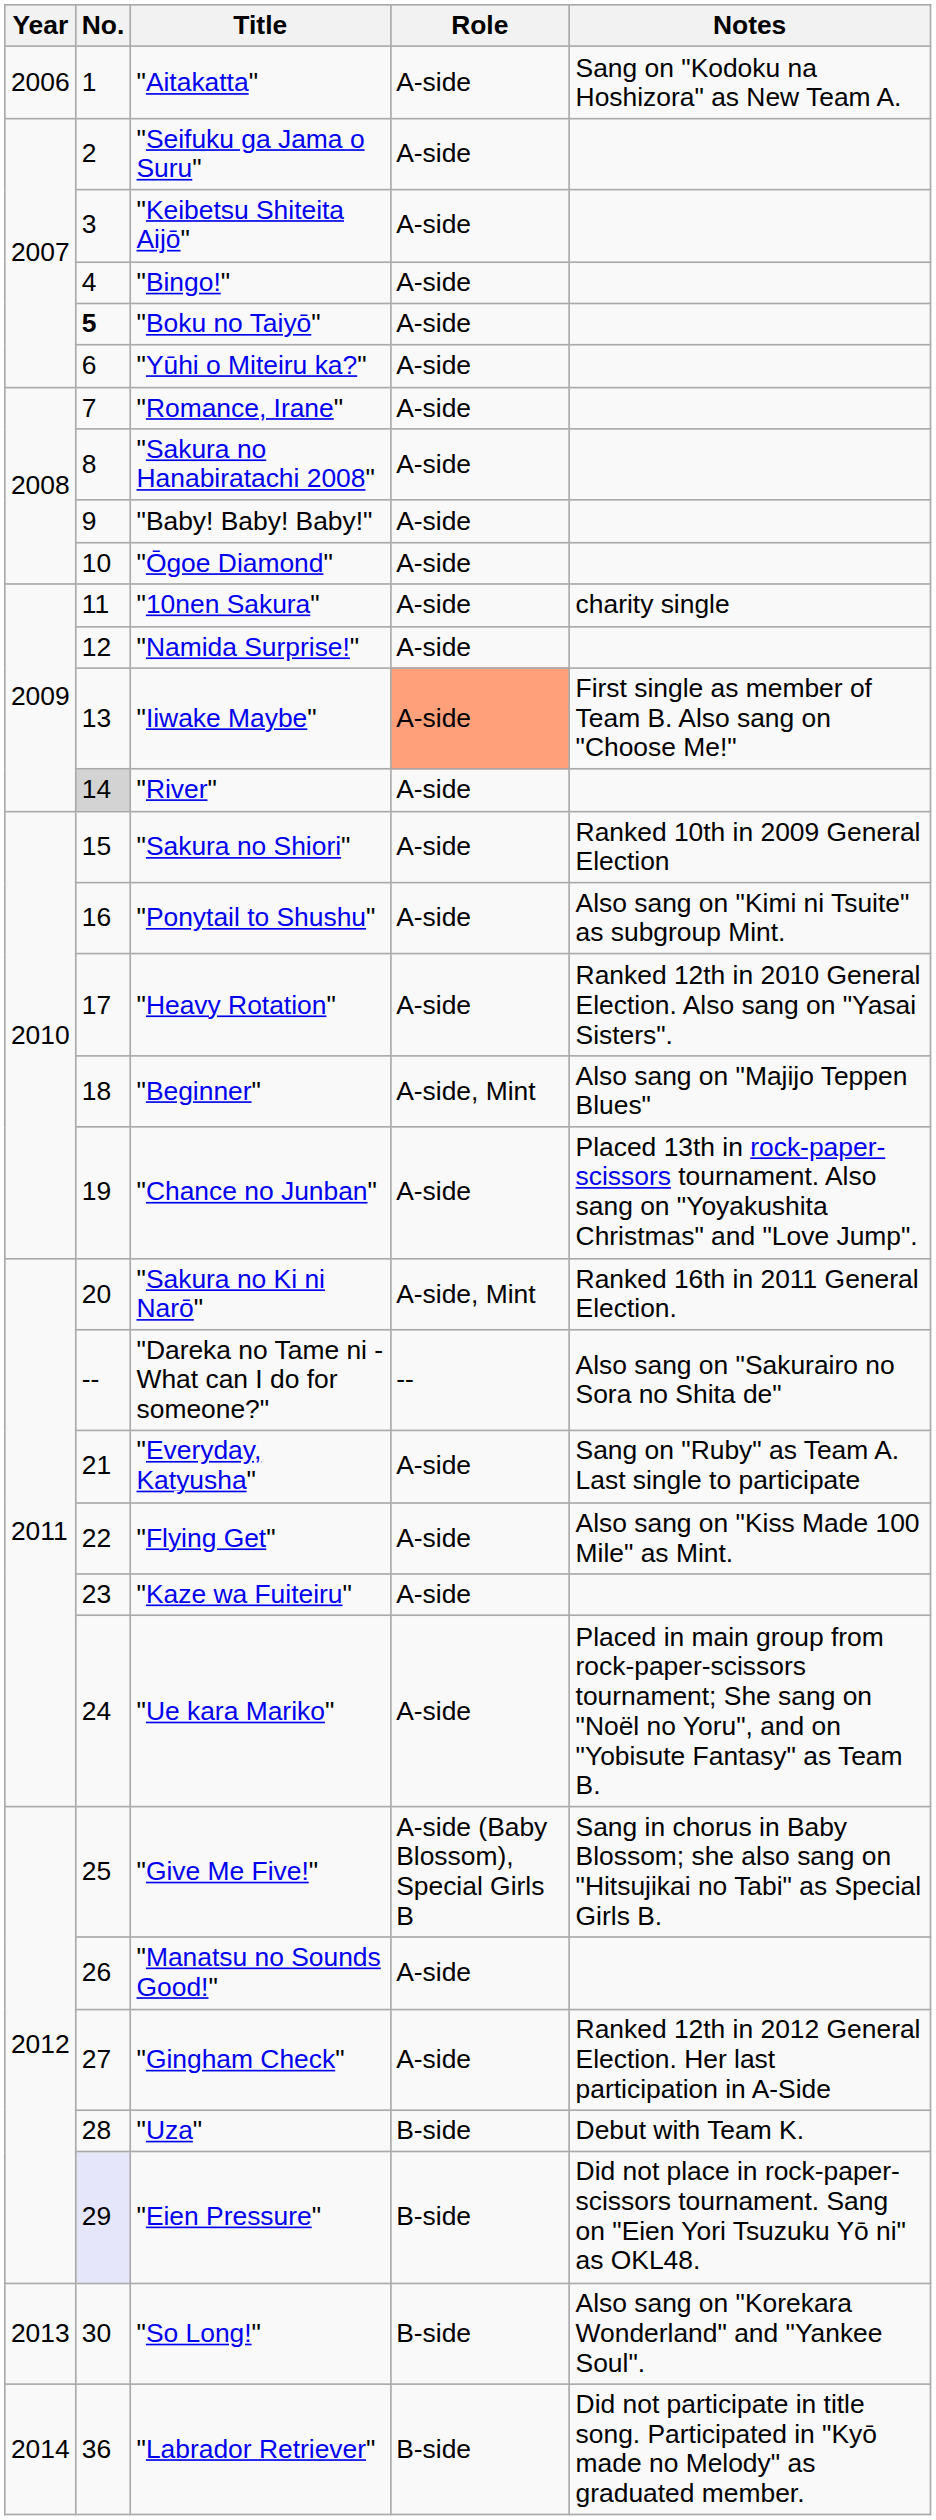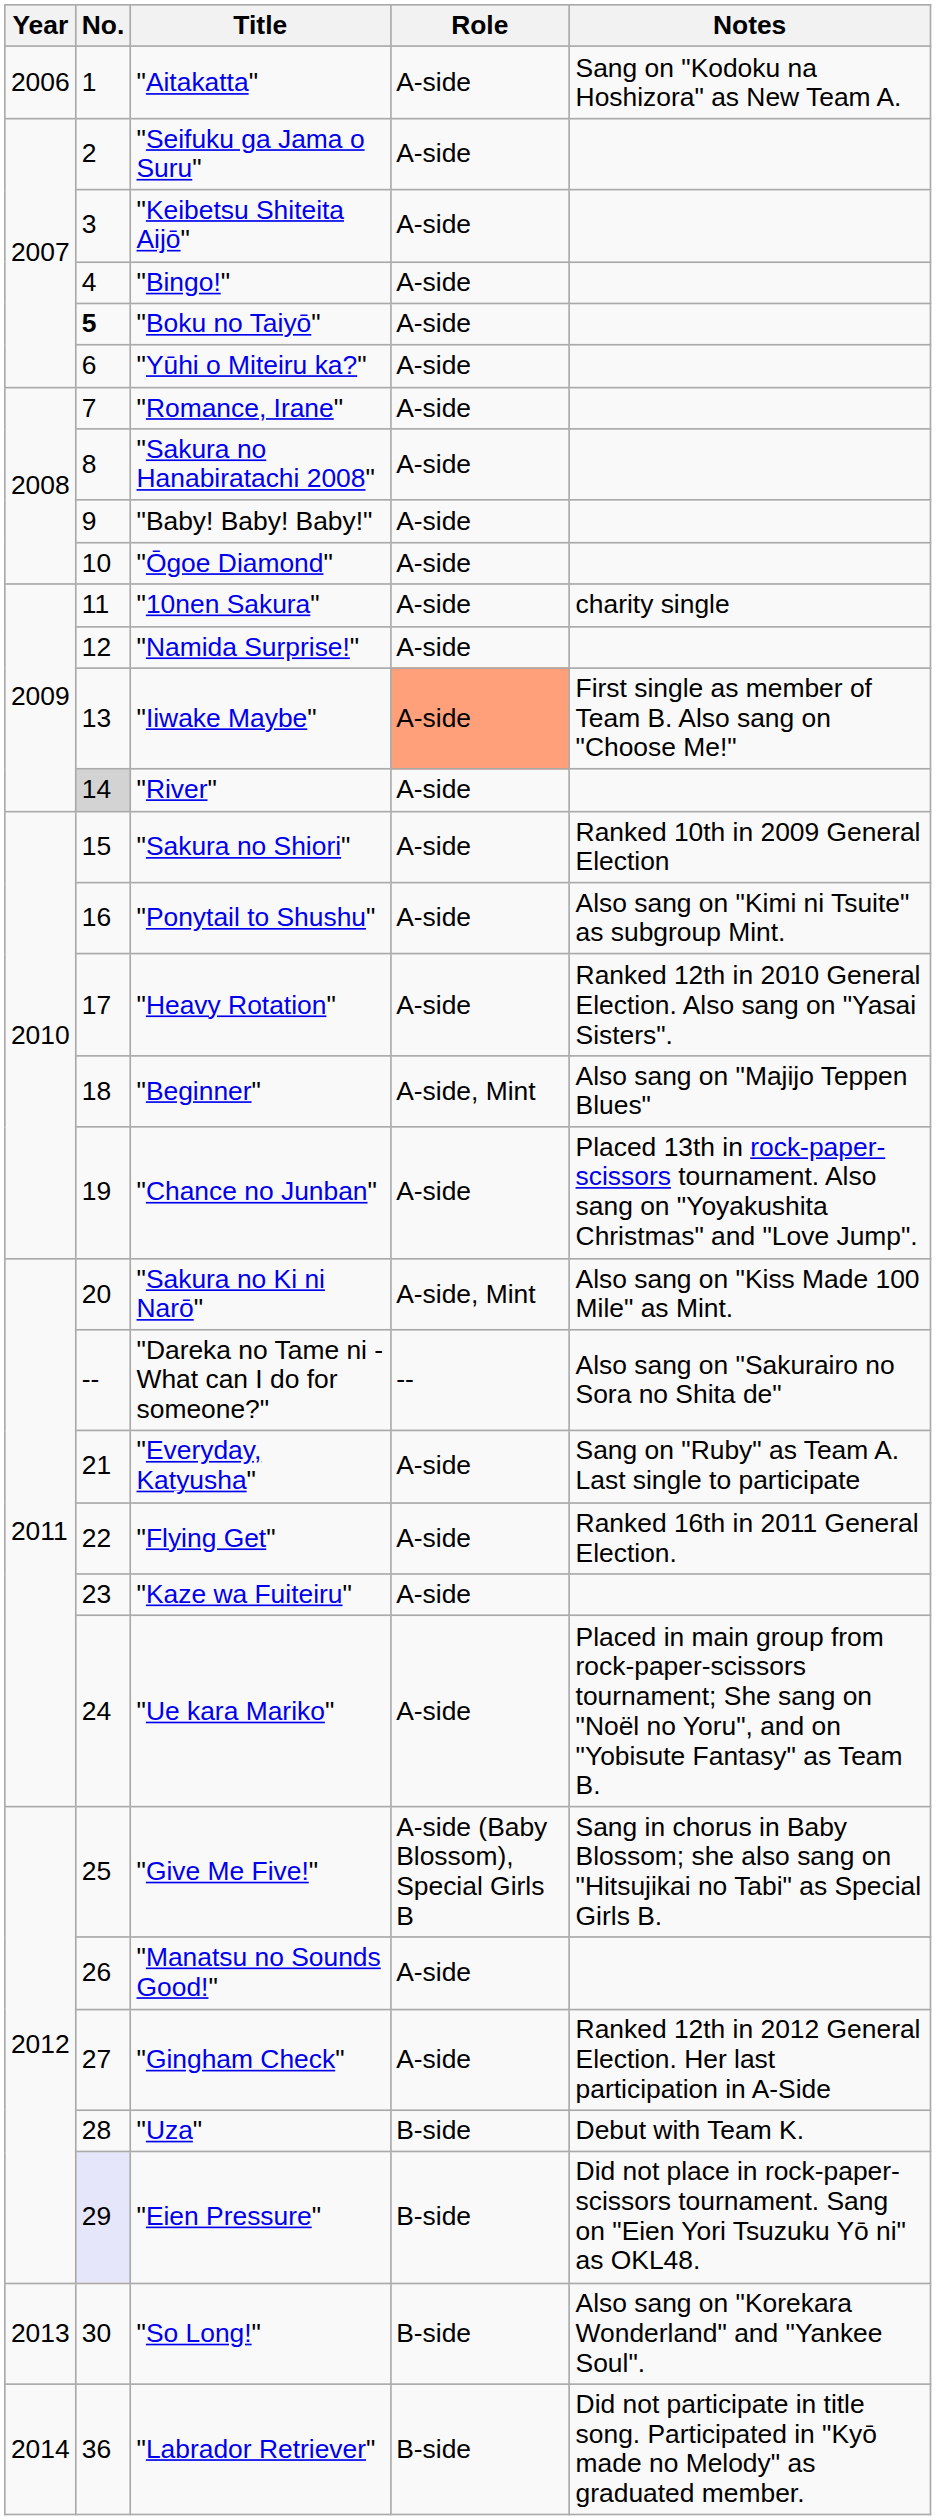(747, 1293) Ranked 16th in 2011 General Election. -> (748, 1293) Also sang on "Kiss Made 100 Mile" as Mint.
(748, 1537) Also sang on "Kiss Made 100 Mile" as Mint. -> (747, 1537) Ranked 16th in 2011 General Election.
